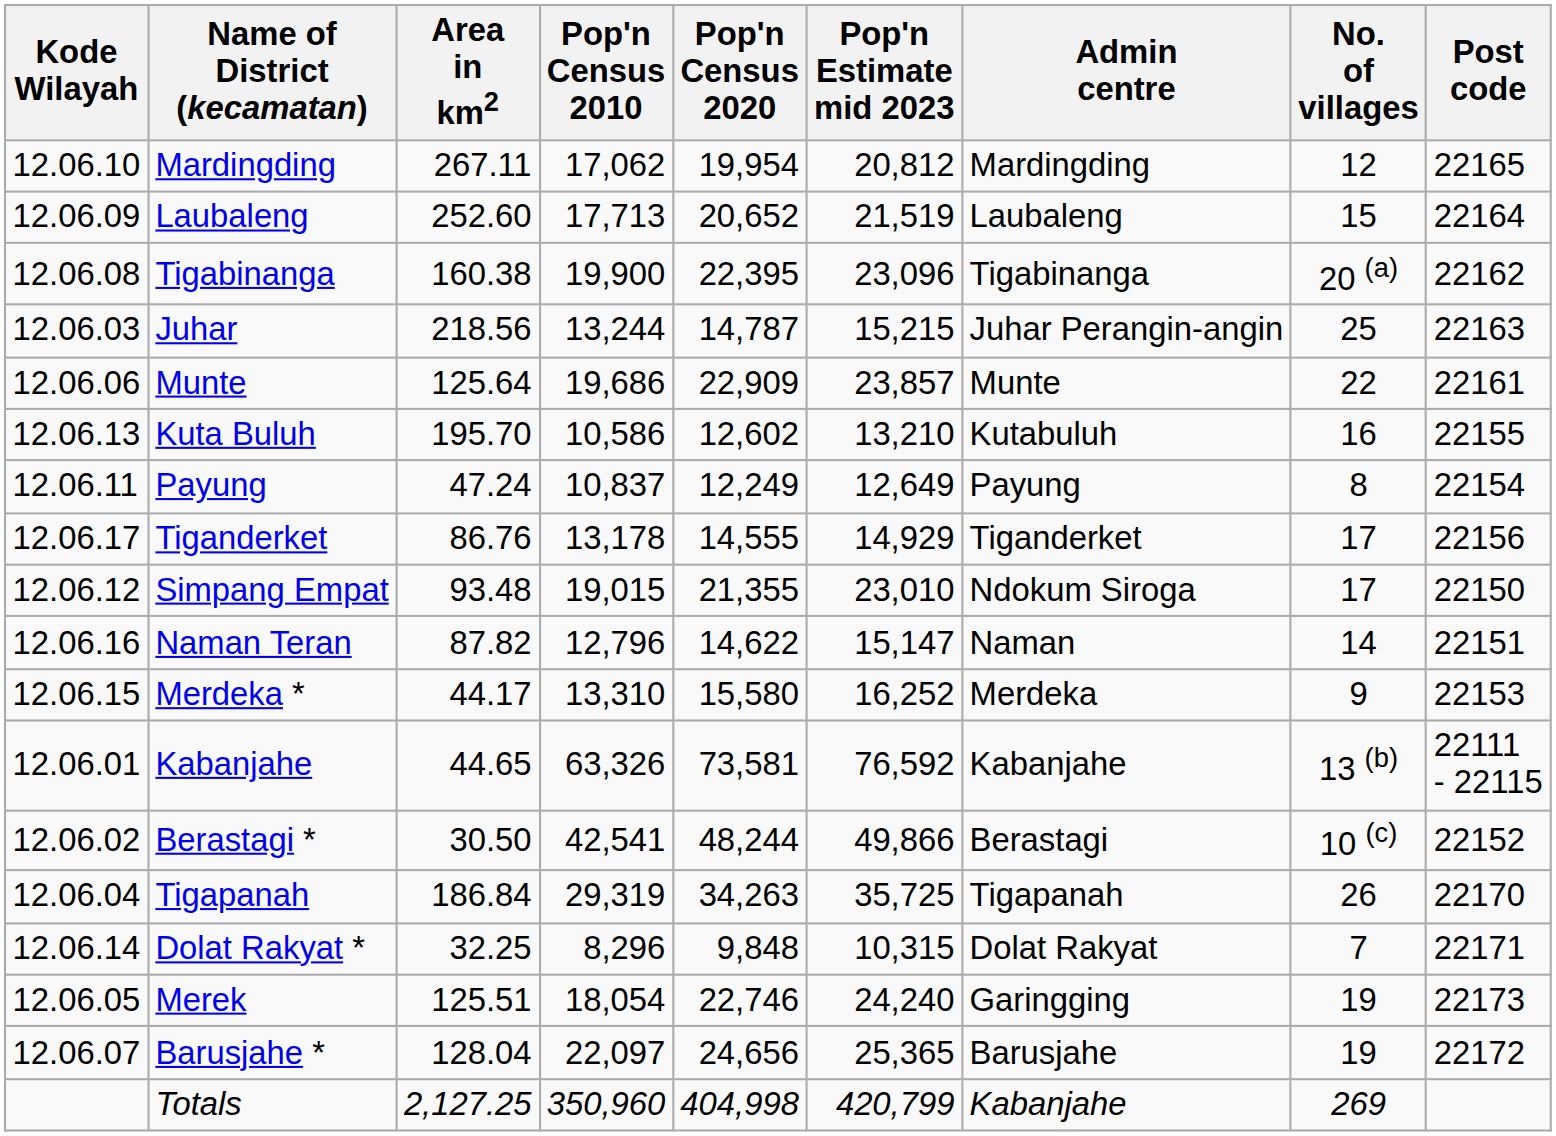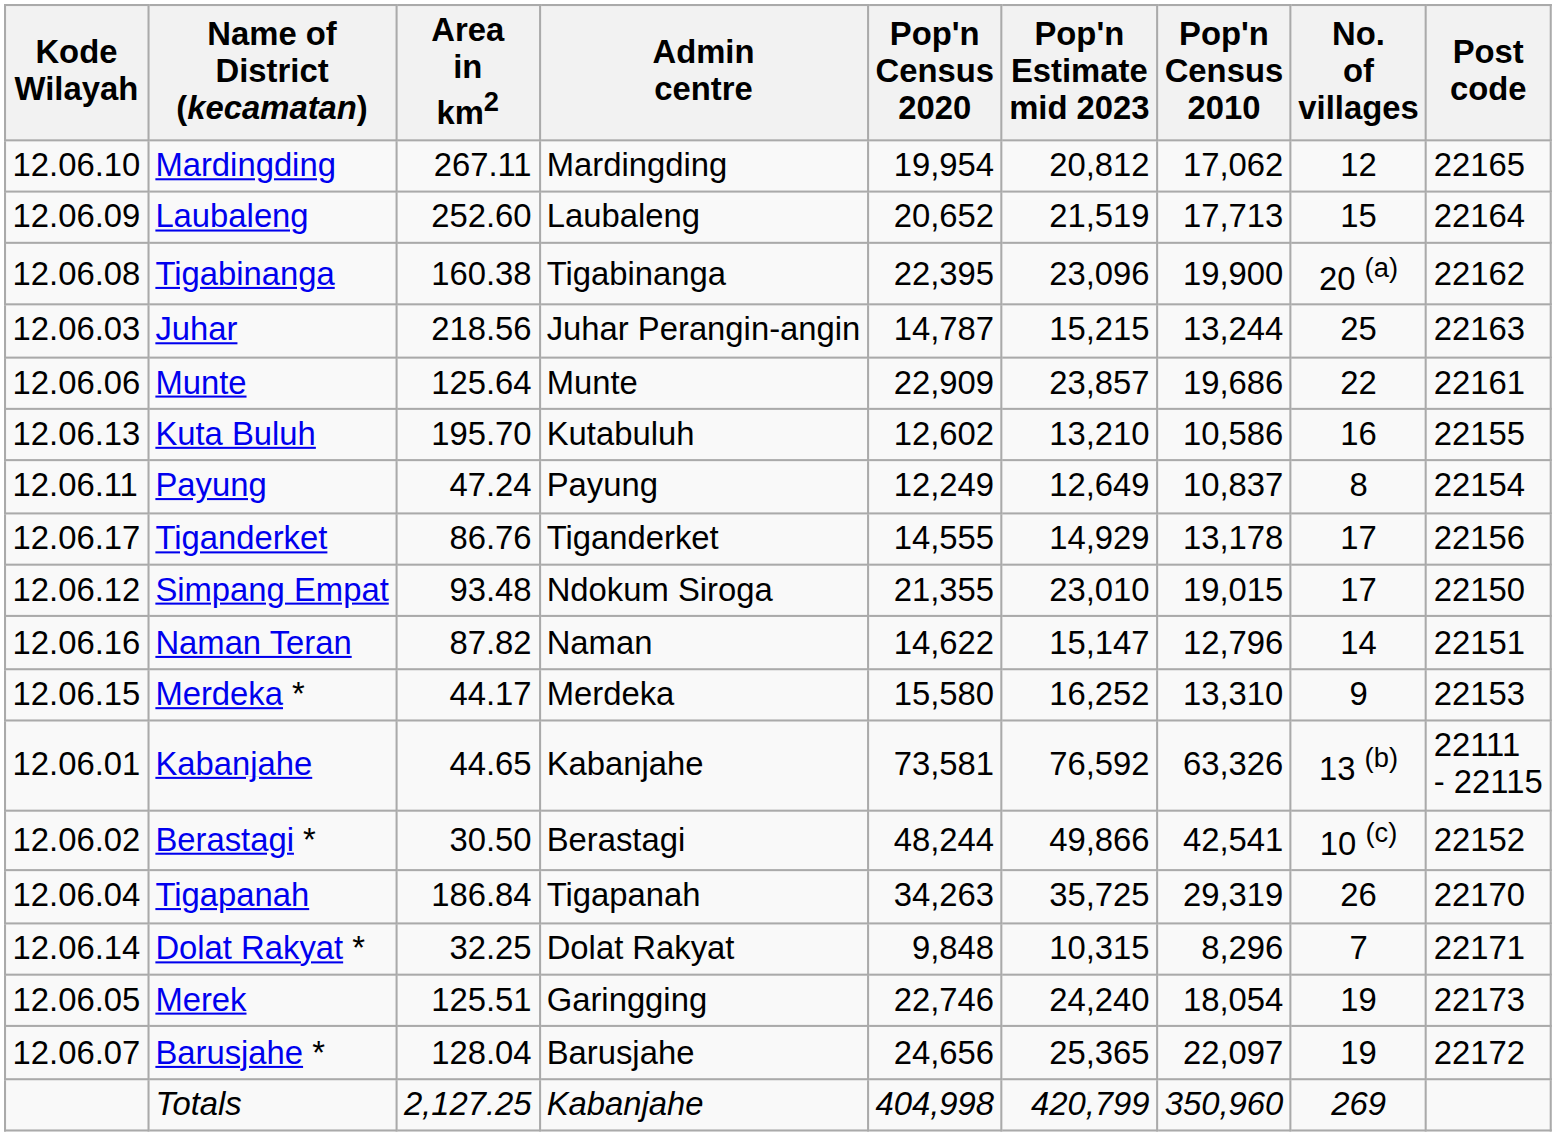columns swapped: (606, 71) <-> (1126, 71)
